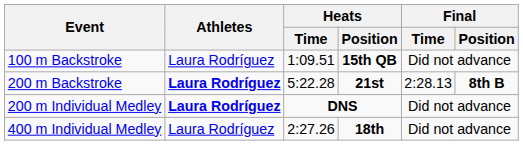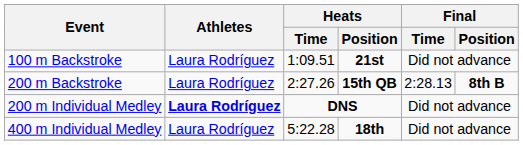(370, 61) 15th QB -> (370, 61) 21st
(224, 84) bold -> (221, 84) normal
(311, 84) 5:22.28 -> (311, 84) 2:27.26
(370, 84) 21st -> (370, 84) 15th QB
(311, 129) 2:27.26 -> (311, 129) 5:22.28
